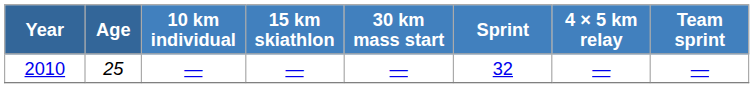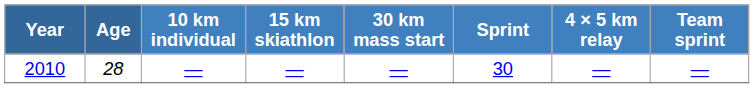(113, 69) 25 -> (113, 69) 28
(503, 69) 32 -> (503, 69) 30
